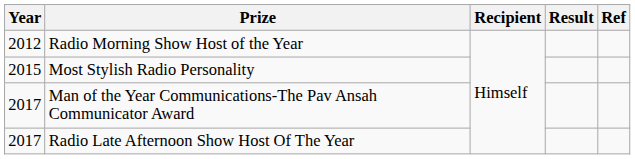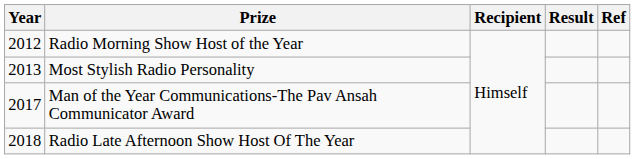(25, 69) 2015 -> (25, 69) 2013
(25, 140) 2017 -> (25, 140) 2018
